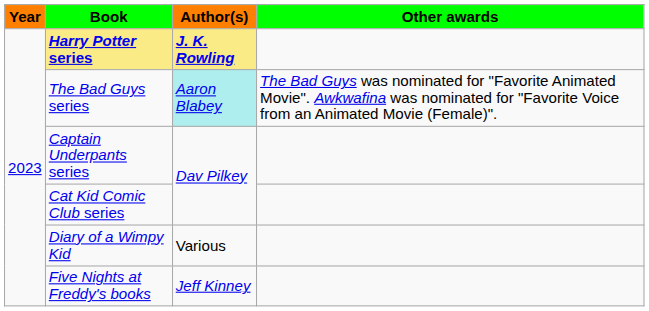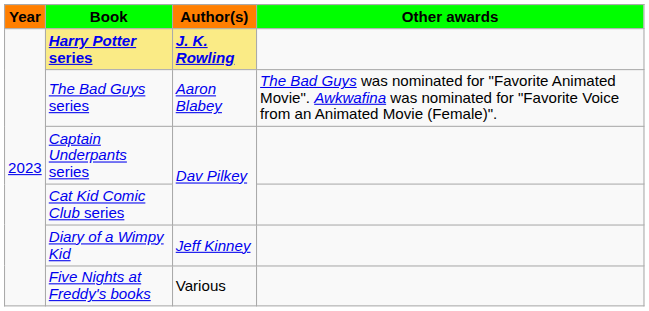(199, 98) paleturquoise background -> (199, 98) no background
(201, 245) Various -> (213, 245) Jeff Kinney
(213, 286) Jeff Kinney -> (201, 286) Various
